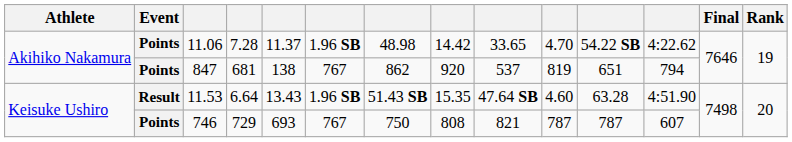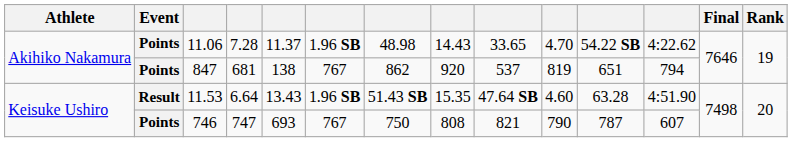(453, 44) 14.42 -> (453, 44) 14.43
(244, 123) 729 -> (244, 123) 747
(559, 123) 787 -> (559, 123) 790
